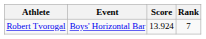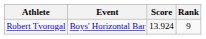(188, 26) 7 -> (188, 26) 9
